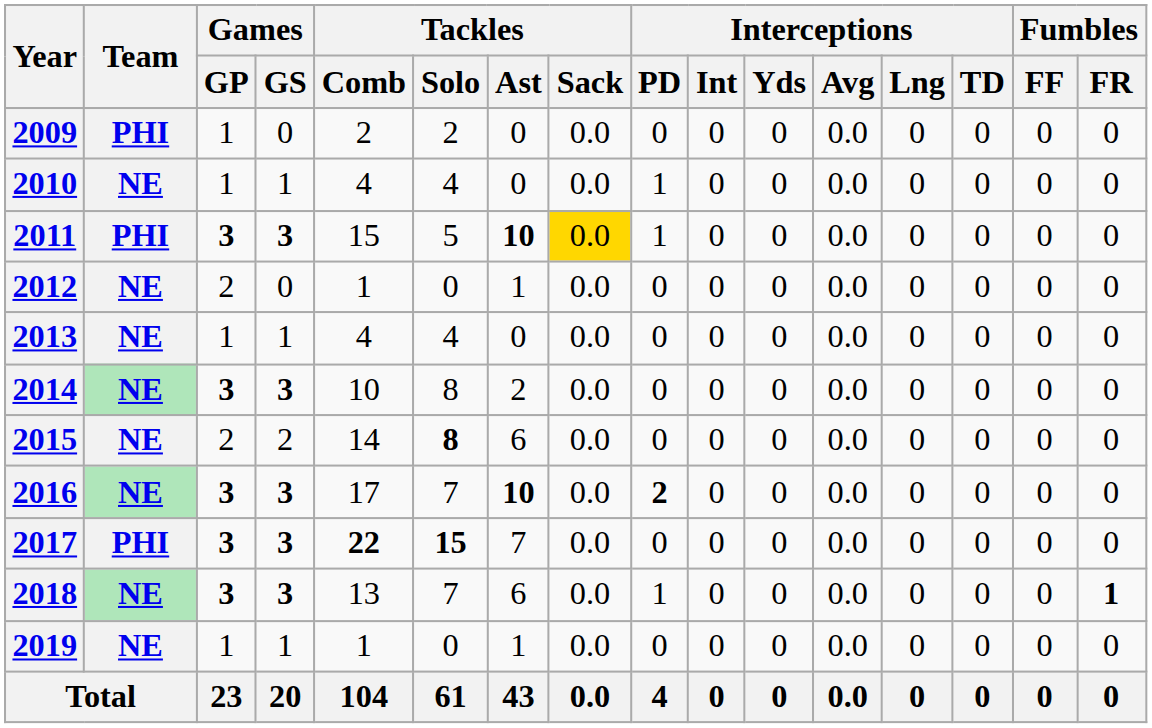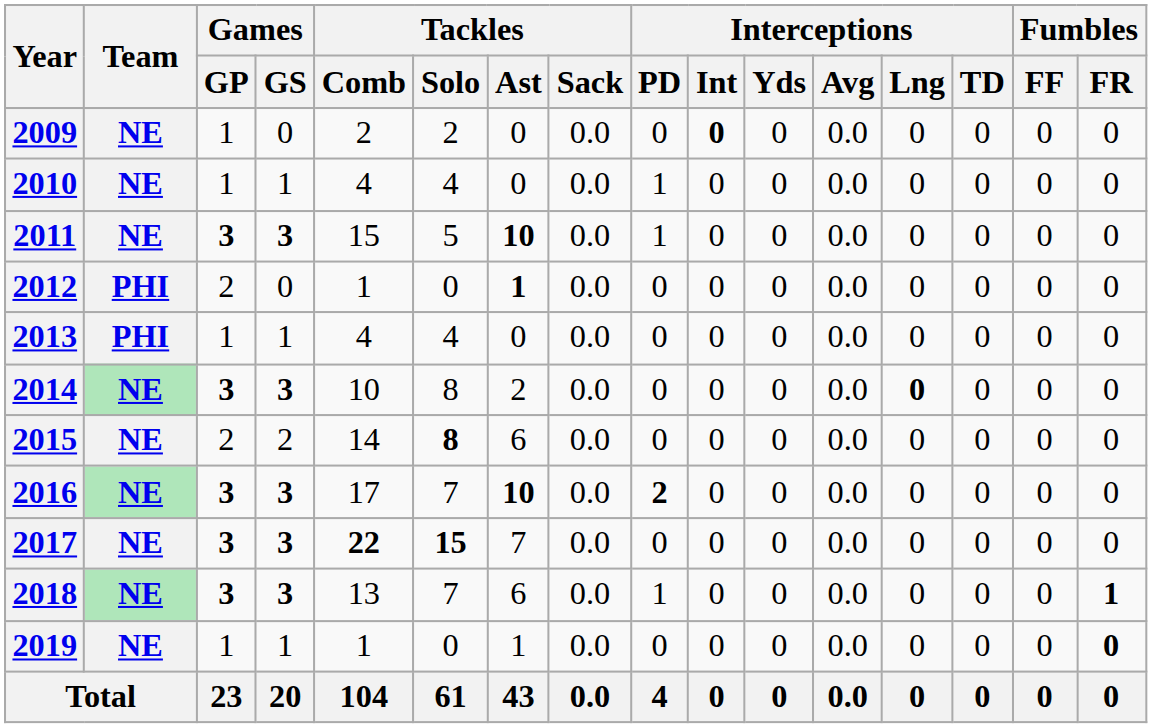(140, 132) PHI -> (140, 132) NE
(717, 132) normal -> (717, 132) bold
(140, 235) PHI -> (140, 235) NE
(590, 235) gold background -> (590, 235) no background
(140, 286) NE -> (140, 286) PHI
(518, 286) normal -> (518, 286) bold
(140, 337) NE -> (140, 337) PHI
(917, 388) normal -> (917, 388) bold
(140, 542) PHI -> (140, 542) NE
(1111, 645) normal -> (1111, 645) bold
